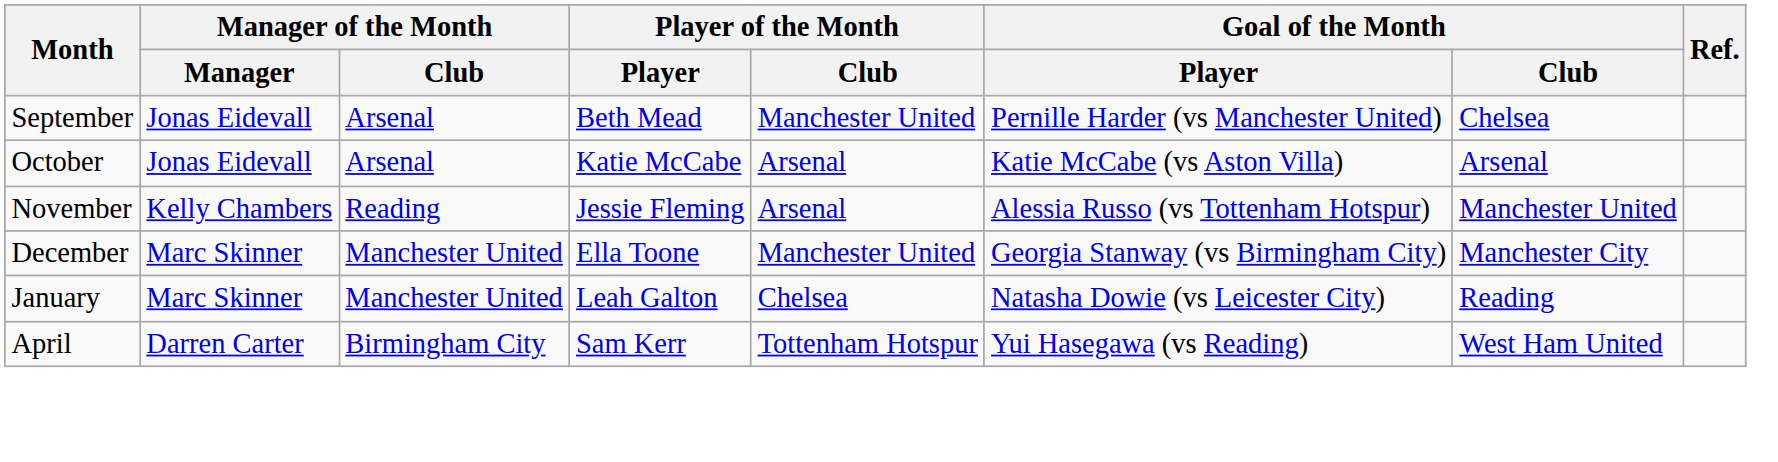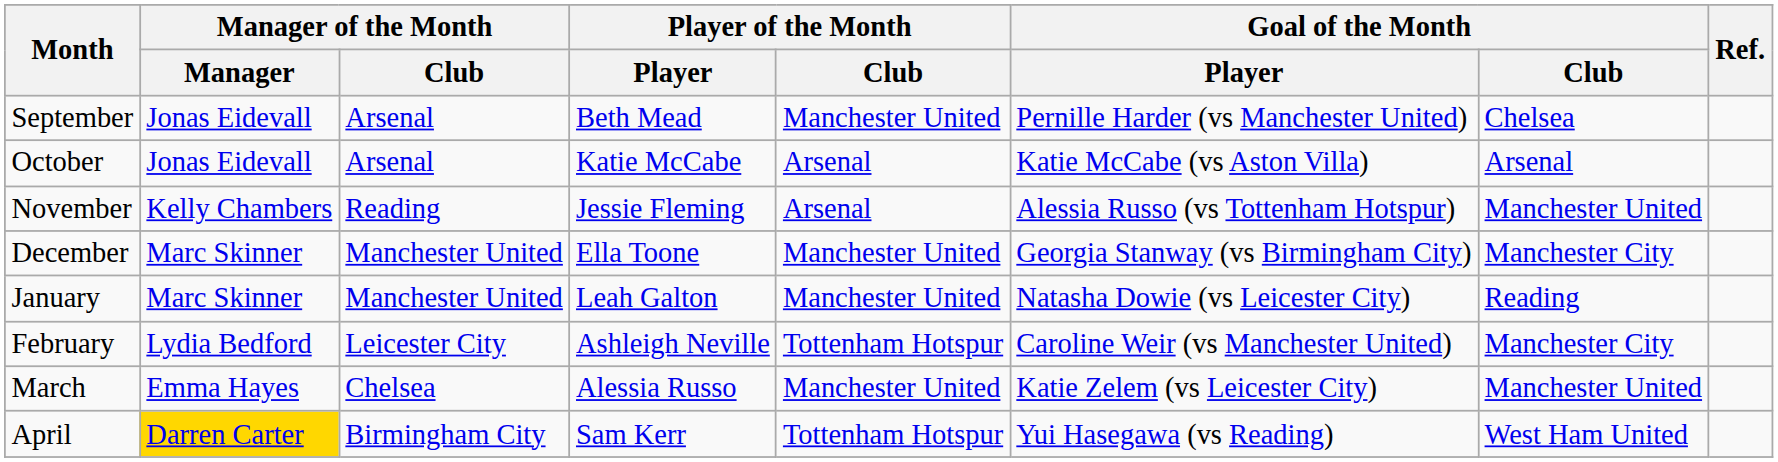(803, 298) Chelsea -> (892, 298) Manchester United
+ row: (63, 343)
+ row: (49, 388)
(225, 343) no background -> (225, 433) gold background
